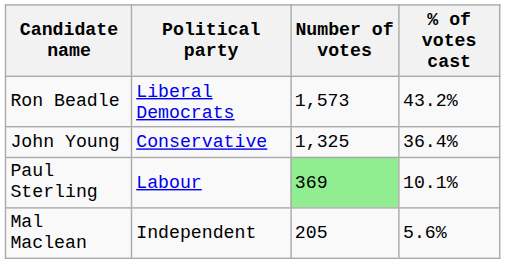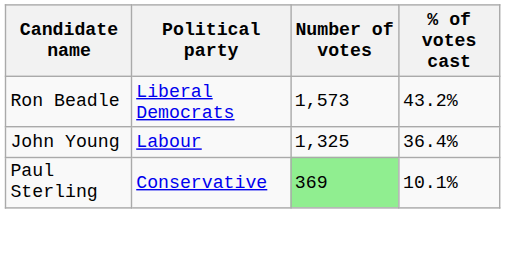(202, 142) Conservative -> (169, 142) Labour
(169, 182) Labour -> (202, 182) Conservative
- row: (49, 233)
